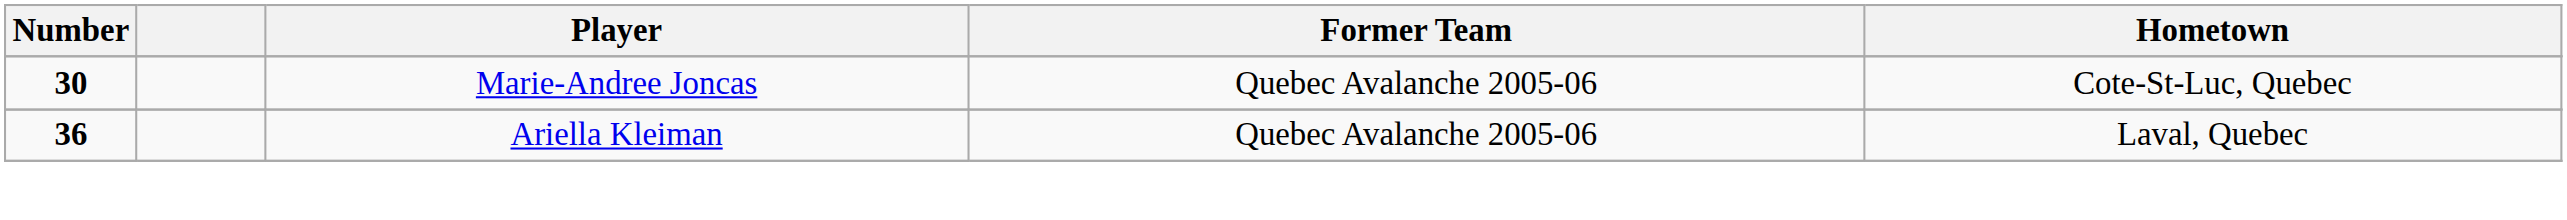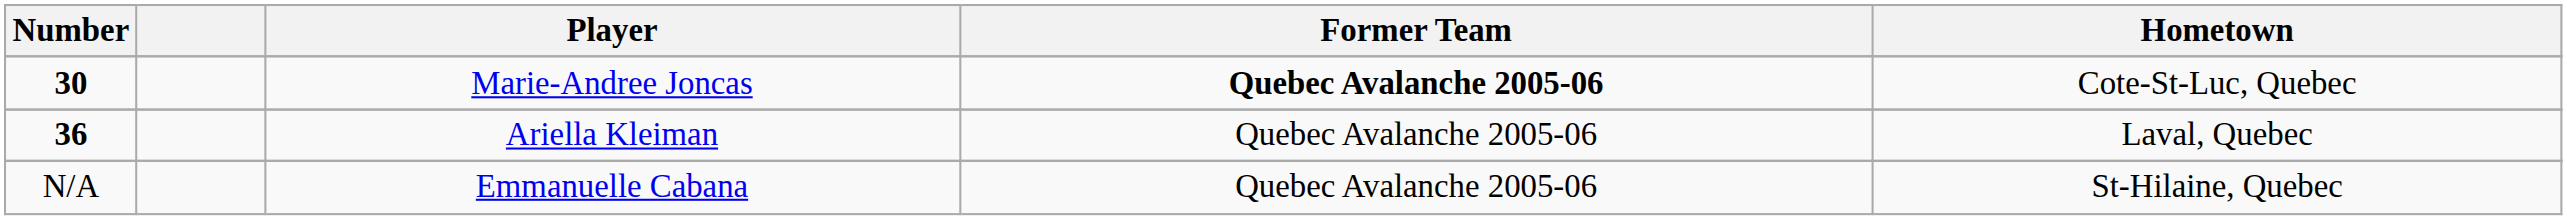(1416, 82) normal -> (1416, 82) bold
+ row: (612, 186)
